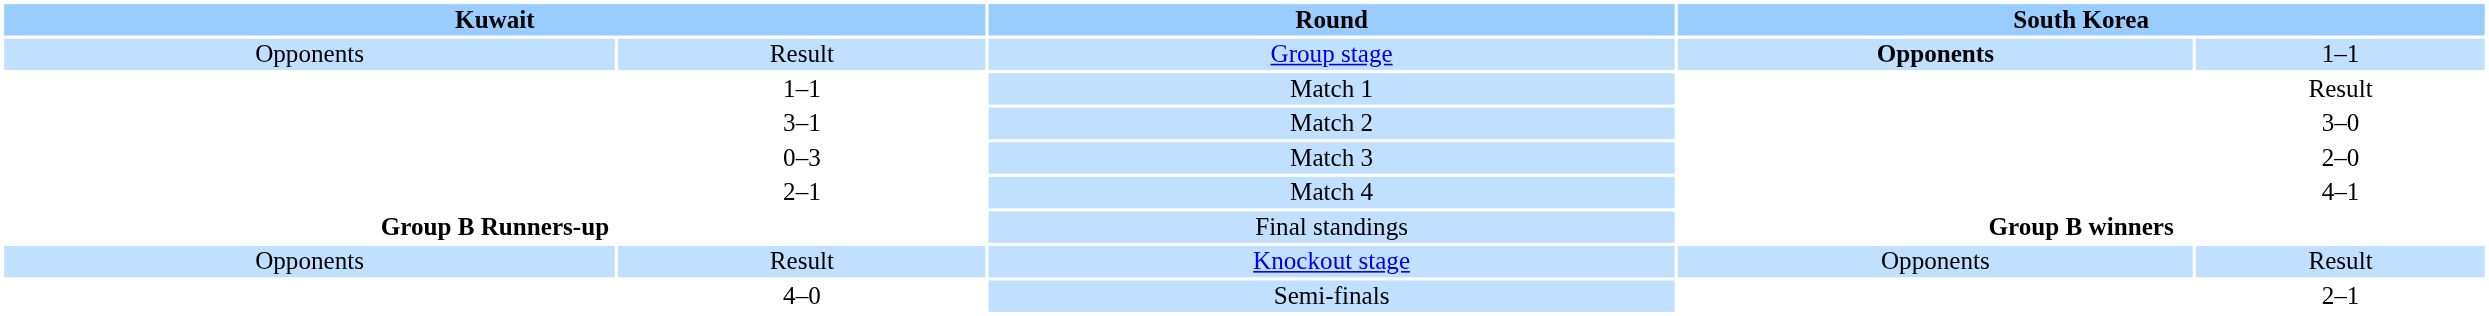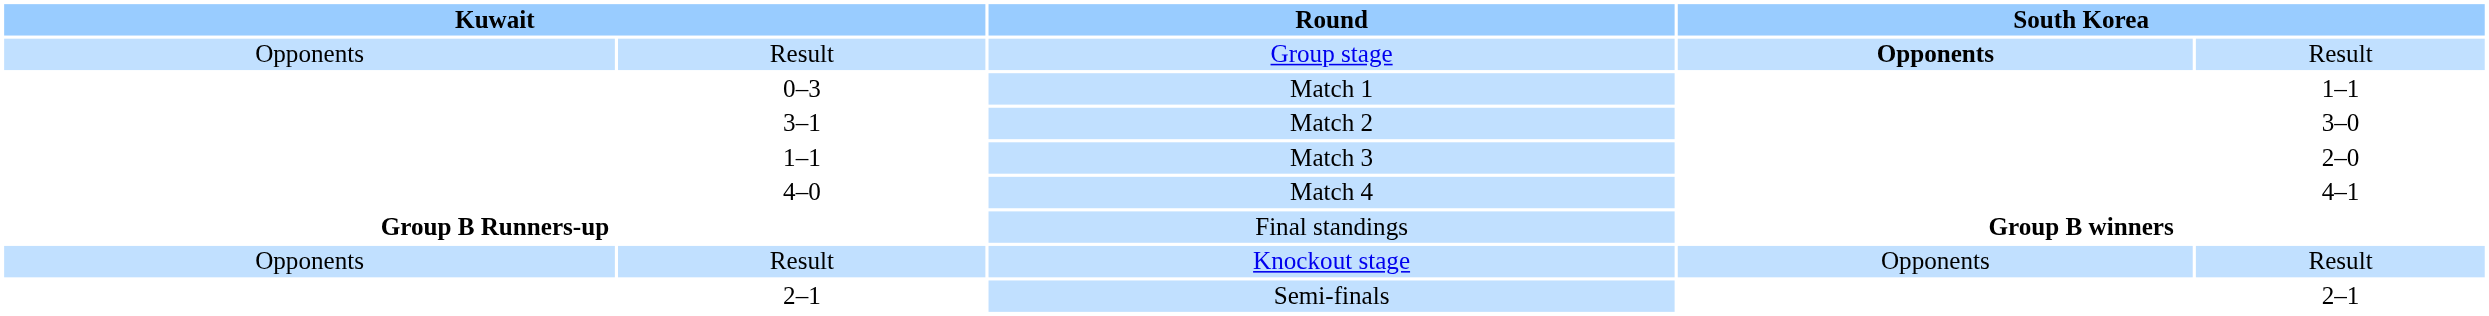(2341, 54) 1–1 -> (2341, 54) Result
(802, 88) 1–1 -> (802, 88) 0–3
(2341, 88) Result -> (2341, 88) 1–1
(802, 157) 0–3 -> (802, 157) 1–1
(802, 192) 2–1 -> (802, 192) 4–0
(802, 295) 4–0 -> (802, 295) 2–1
